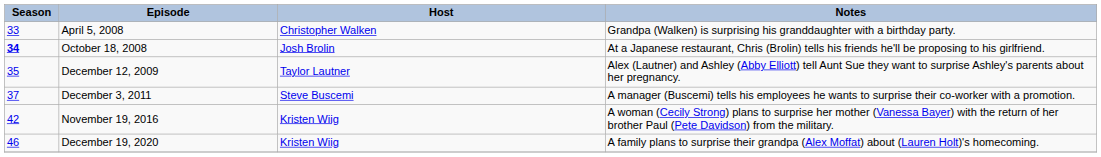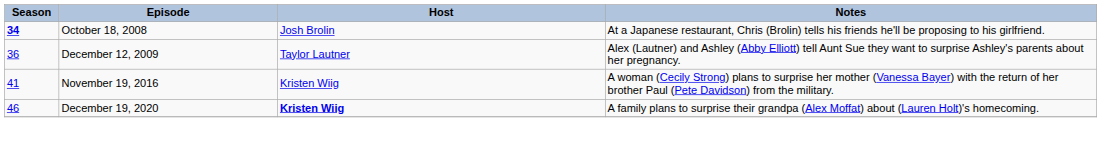- row: (92, 30)
(13, 71) 35 -> (13, 54) 36
- row: (107, 95)
(13, 119) 42 -> (13, 84) 41
(309, 143) normal -> (312, 108) bold
